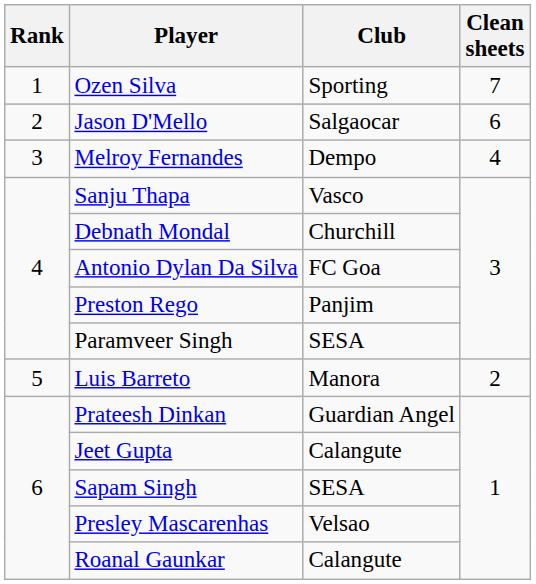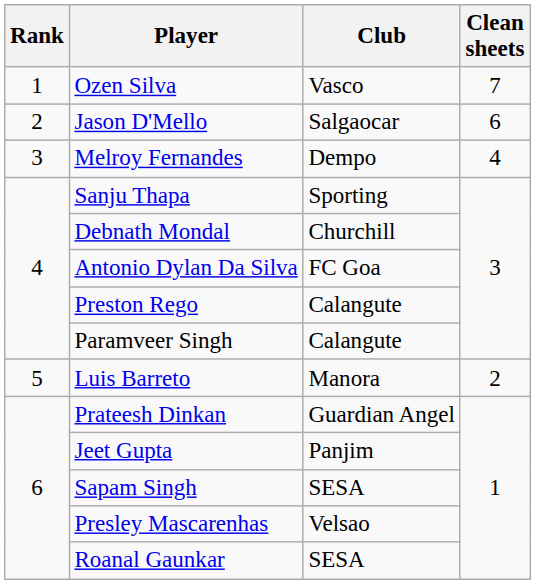(348, 85) Sporting -> (336, 85) Vasco
(336, 194) Vasco -> (348, 194) Sporting
(341, 304) Panjim -> (355, 304) Calangute
(337, 341) SESA -> (355, 341) Calangute
(355, 450) Calangute -> (341, 450) Panjim
(355, 560) Calangute -> (337, 560) SESA
